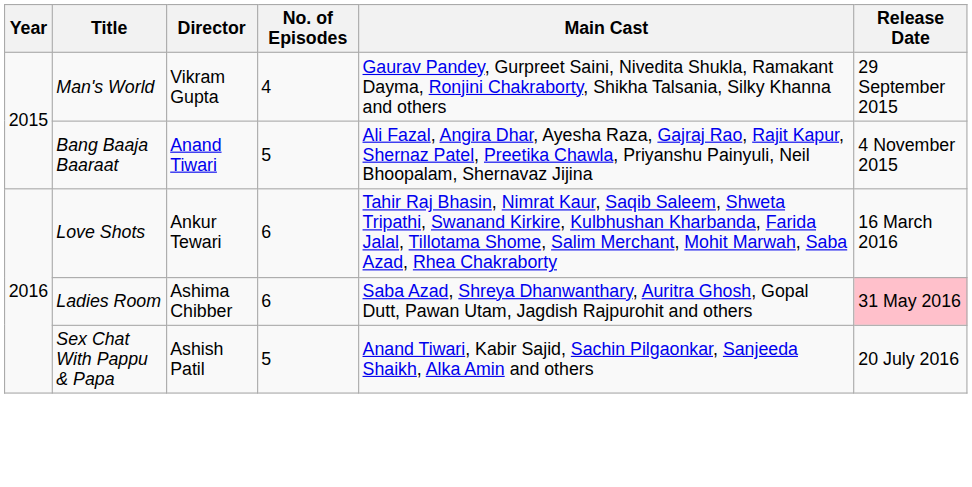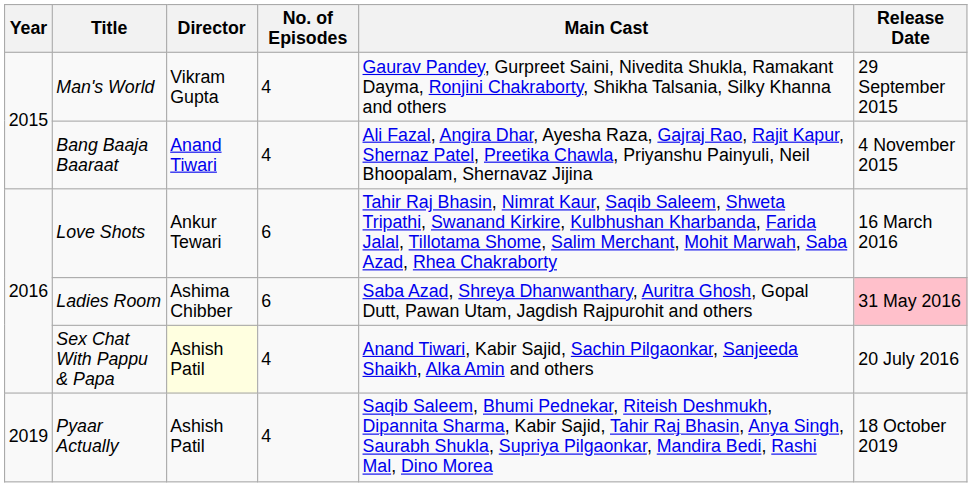(266, 154) 5 -> (266, 154) 4
(197, 359) no background -> (197, 359) lightyellow background
(266, 359) 5 -> (266, 359) 4
+ row: (87, 437)
